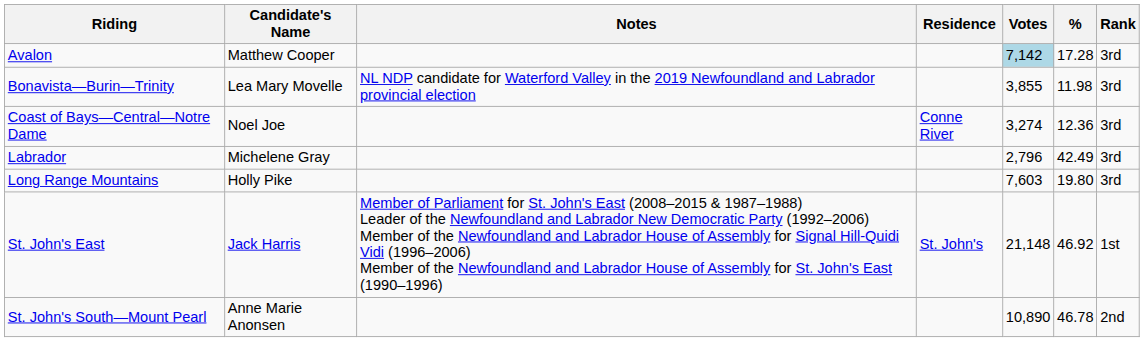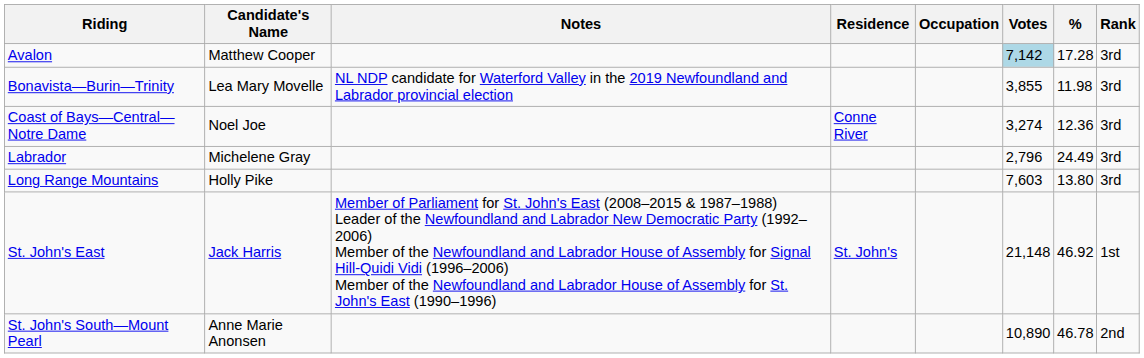+ column: (959, 24)
(1075, 157) 42.49 -> (1075, 157) 24.49
(1075, 180) 19.80 -> (1075, 180) 13.80
